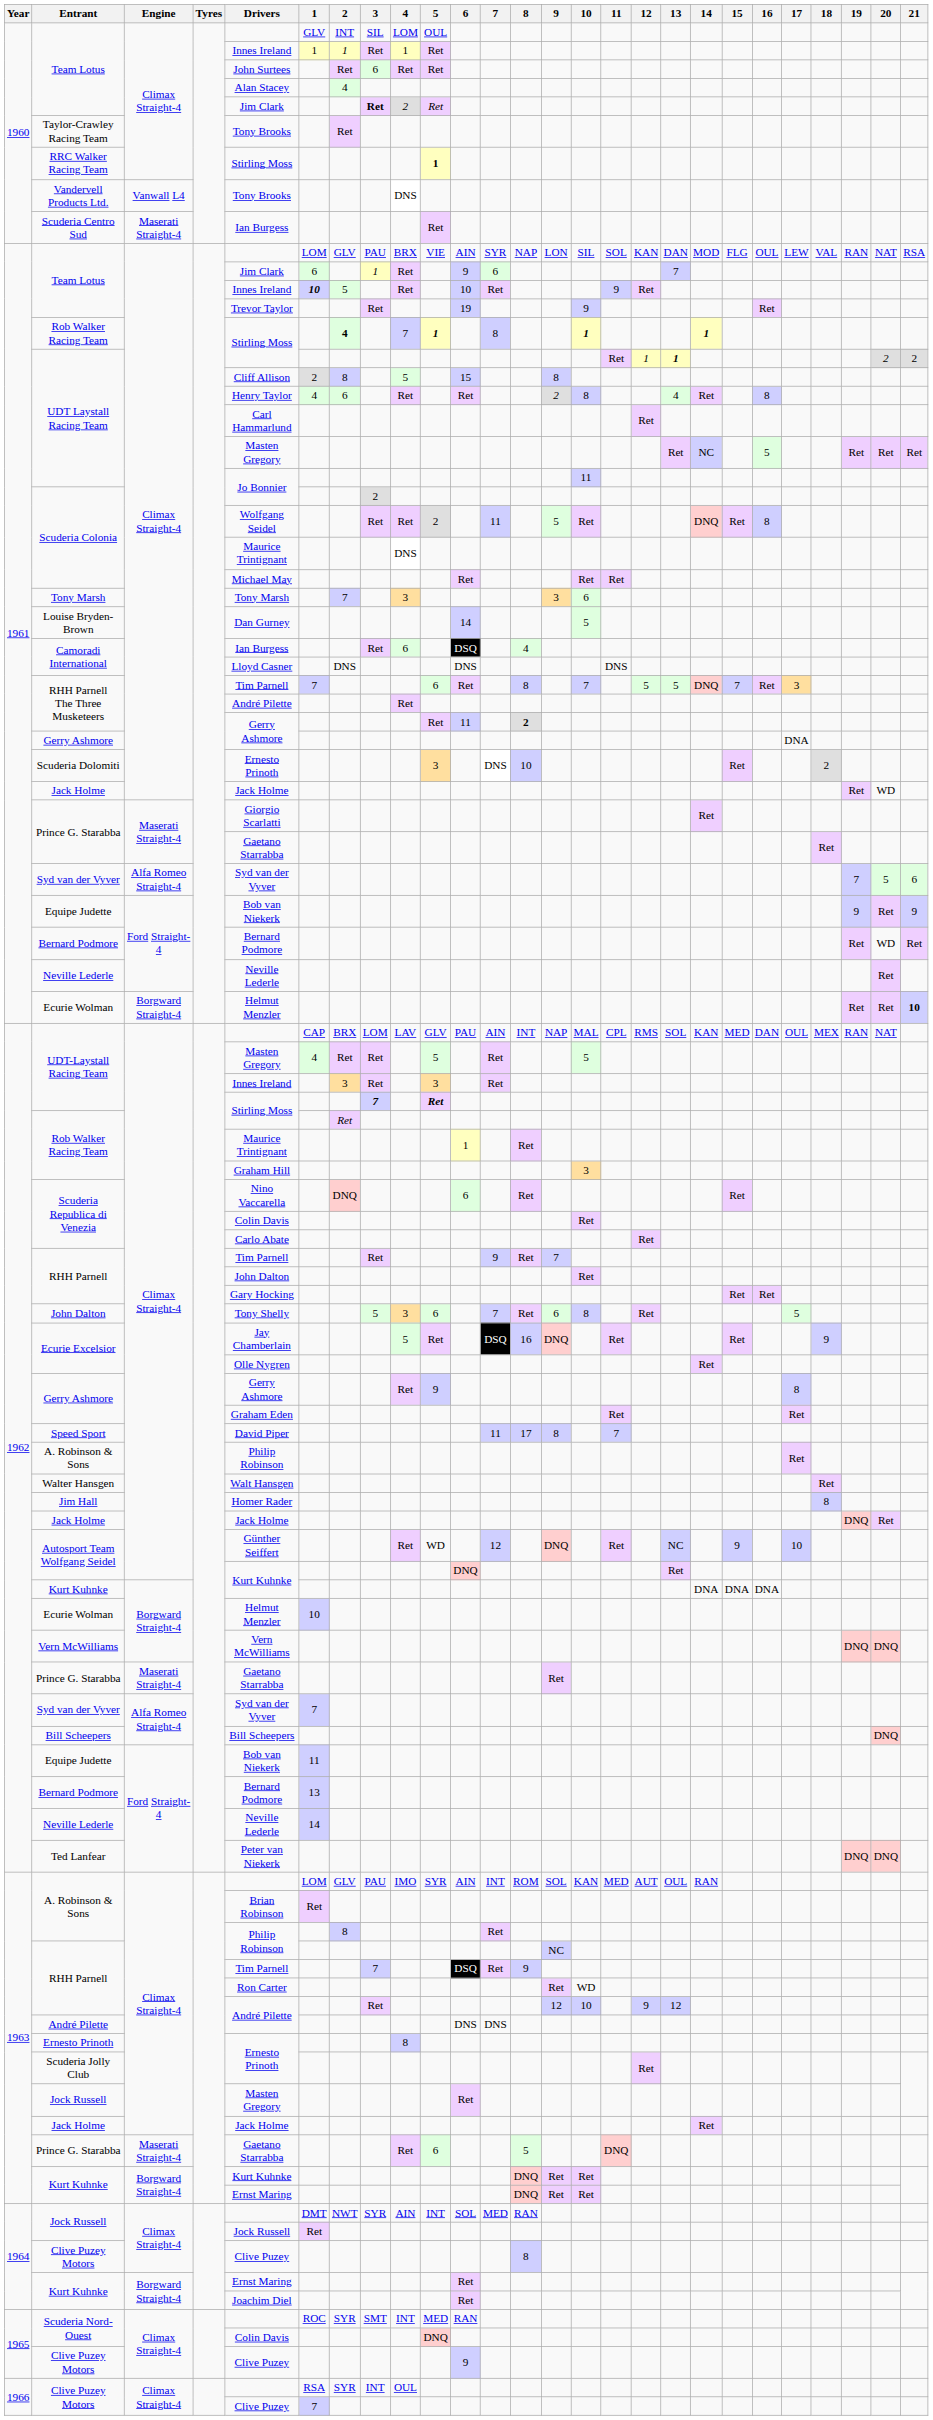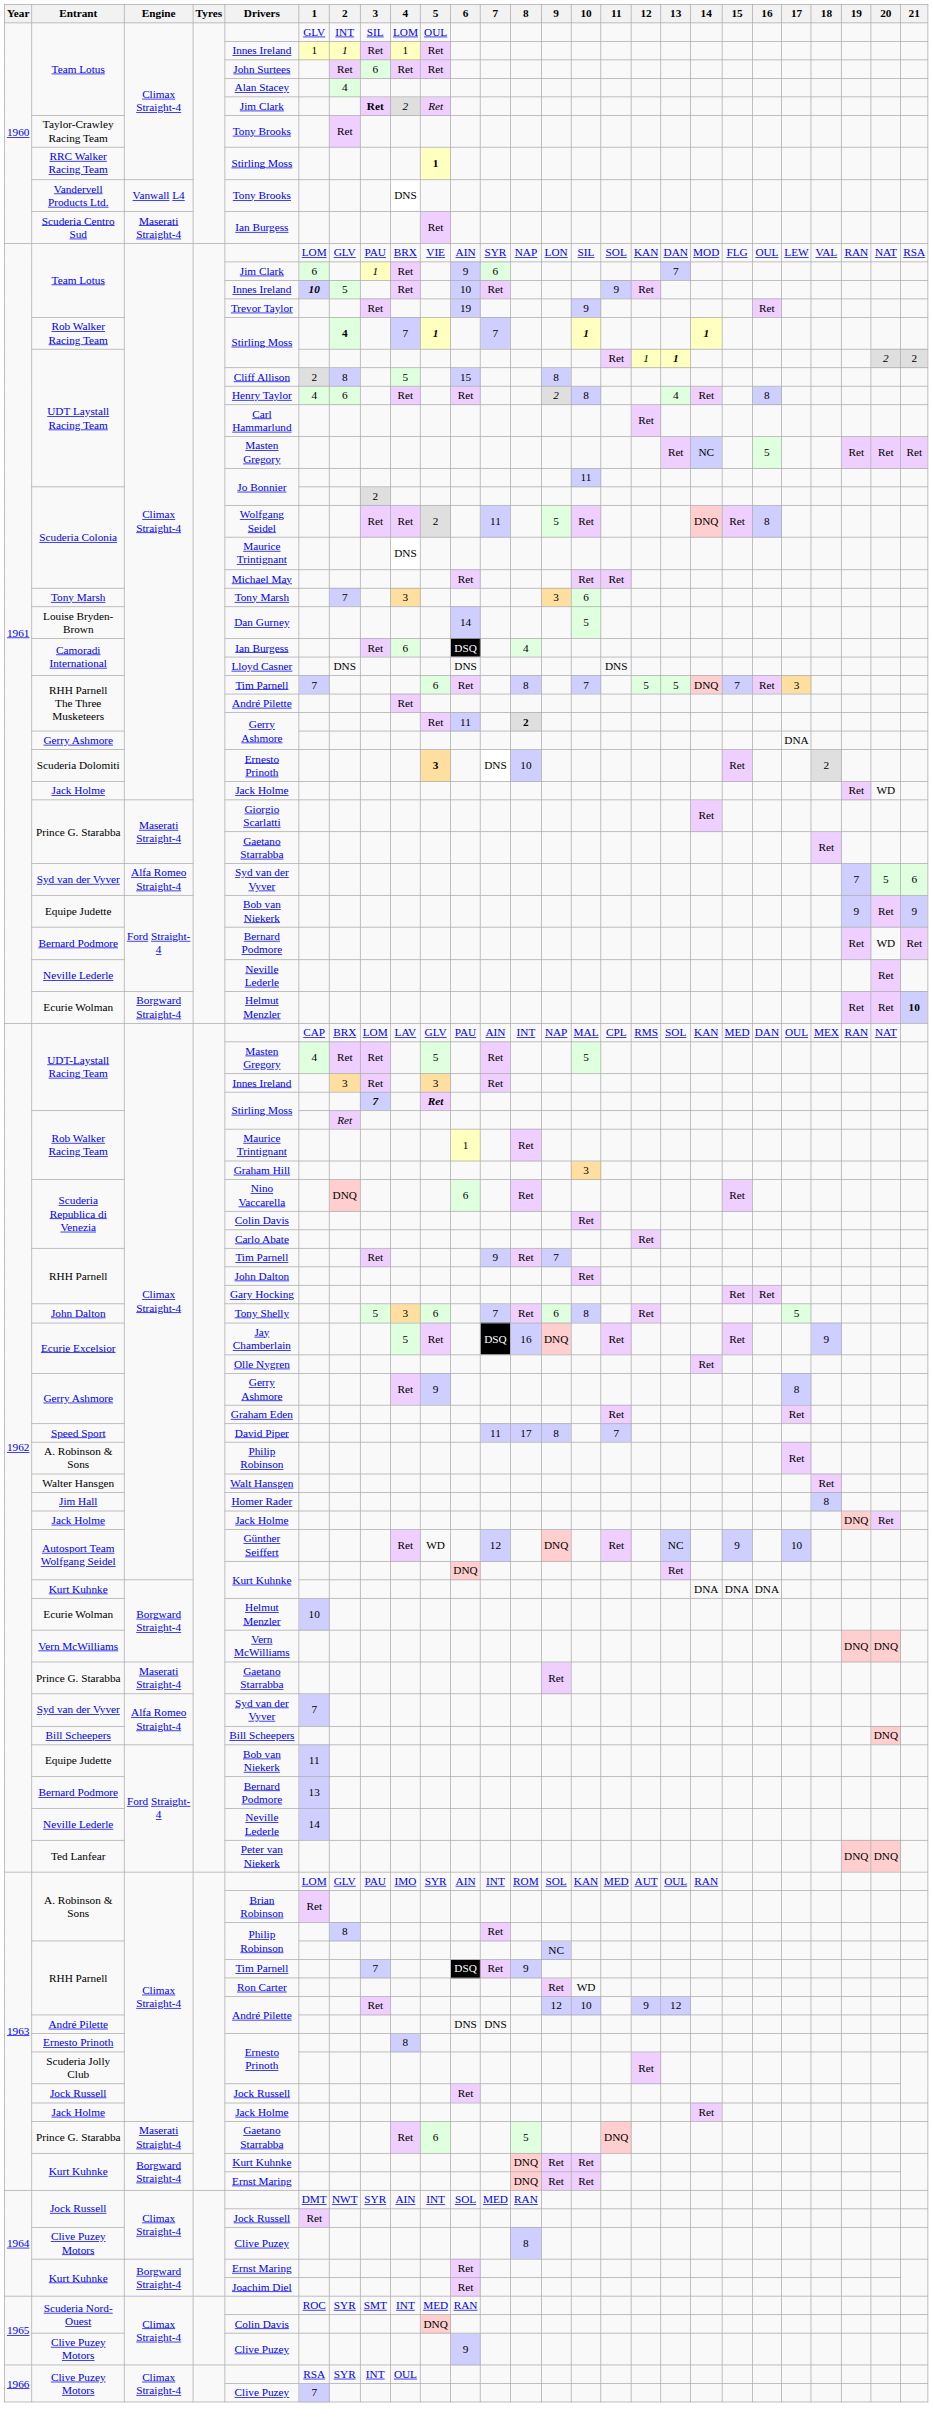(495, 333) 8 -> (495, 333) 7
(436, 765) normal -> (436, 765) bold
(262, 2100) Masten Gregory -> (262, 2093) Jock Russell
